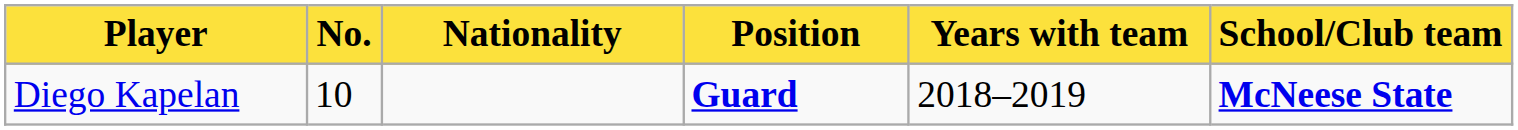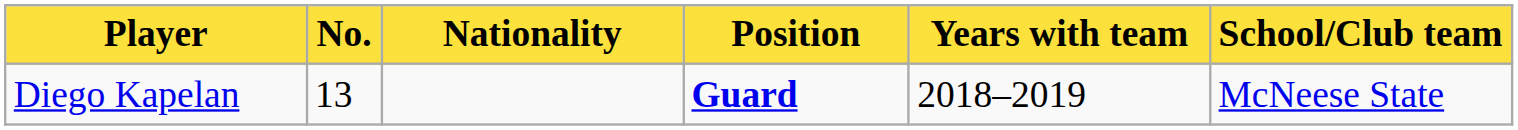(334, 93) 10 -> (334, 93) 13
(1336, 93) bold -> (1331, 93) normal
